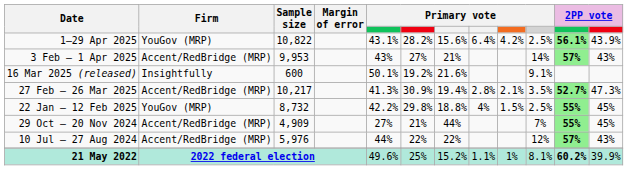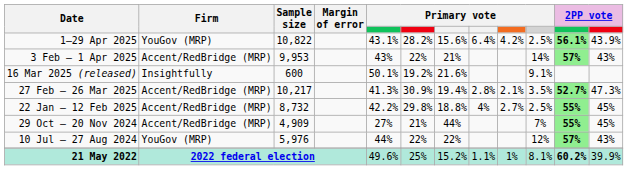(418, 57) 27% -> (418, 57) 22%
(177, 107) YouGov (MRP) -> (207, 107) Accent/RedBridge (MRP)
(512, 107) 1.5% -> (512, 107) 2.7%
(207, 140) Accent/RedBridge (MRP) -> (177, 140) YouGov (MRP)
